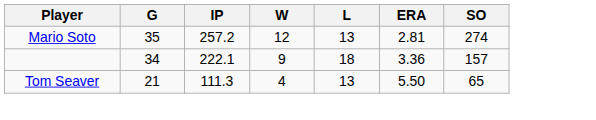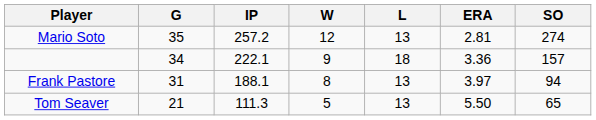+ row: (71, 81)
(282, 81) 4 -> (327, 103) 5
